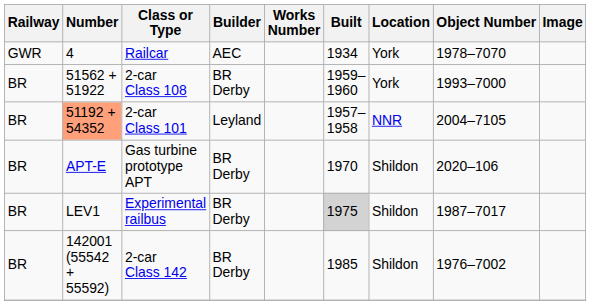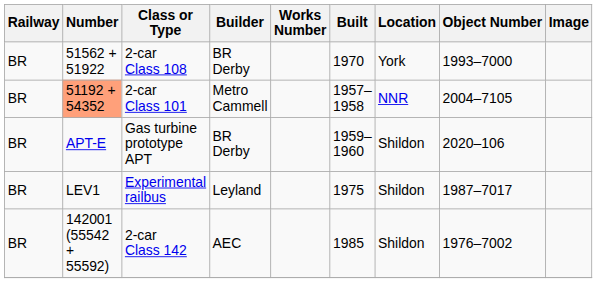- row: (147, 53)
(346, 83) 1959–1960 -> (348, 61) 1970
(237, 120) Leyland -> (240, 98) Metro Cammell
(342, 166) 1970 -> (352, 144) 1959–1960
(231, 212) BR Derby -> (237, 189) Leyland
(342, 212) lightgrey background -> (348, 189) no background
(231, 265) BR Derby -> (227, 243) AEC
